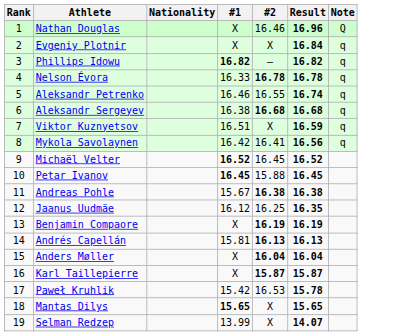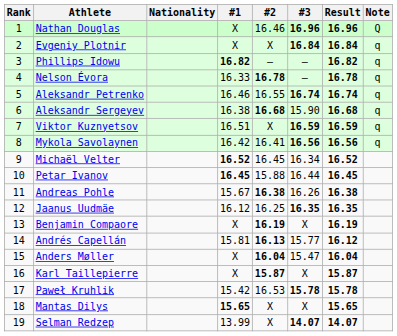+ column: (305, 13)
(308, 241) 16.13 -> (343, 241) 16.12
